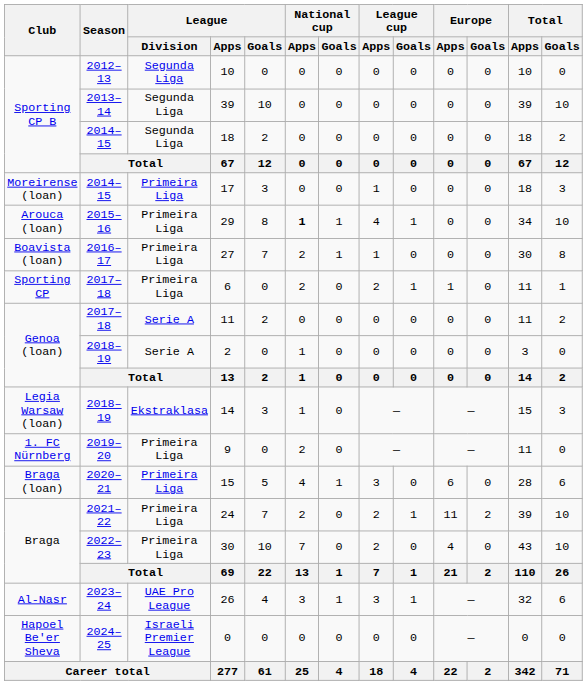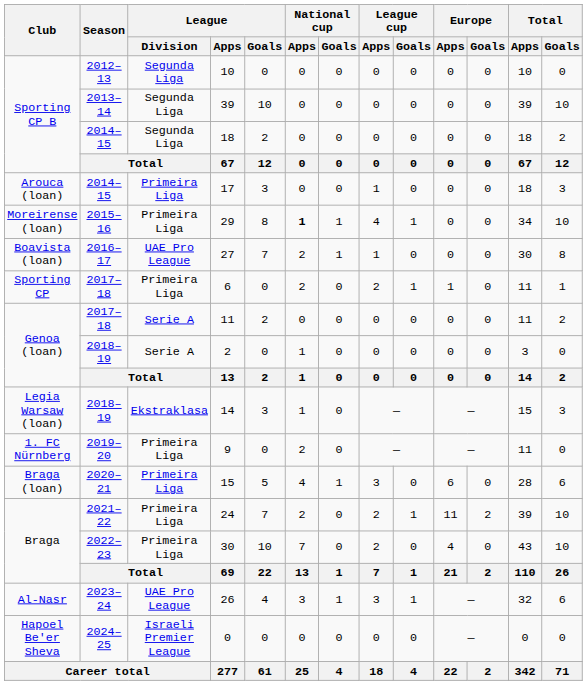(42, 189) Moreirense (loan) -> (42, 189) Arouca (loan)
(42, 222) Arouca (loan) -> (42, 222) Moreirense (loan)
(169, 254) Primeira Liga -> (169, 254) UAE Pro League
